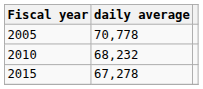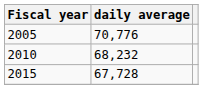(116, 34) 70,778 -> (116, 34) 70,776
(116, 74) 67,278 -> (116, 74) 67,728
